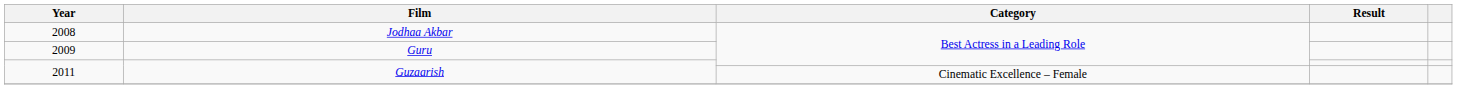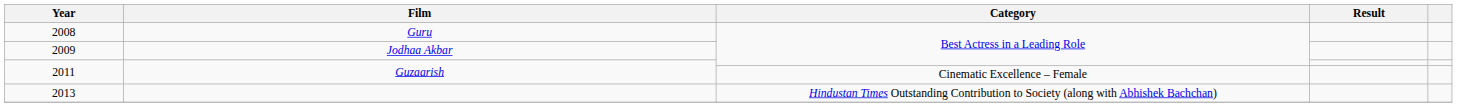(420, 32) Jodhaa Akbar -> (420, 32) Guru
(420, 50) Guru -> (420, 50) Jodhaa Akbar
+ row: (64, 93)
